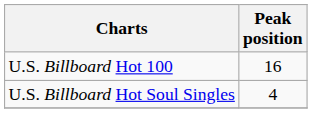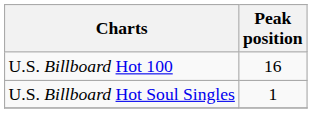(273, 94) 4 -> (273, 94) 1
